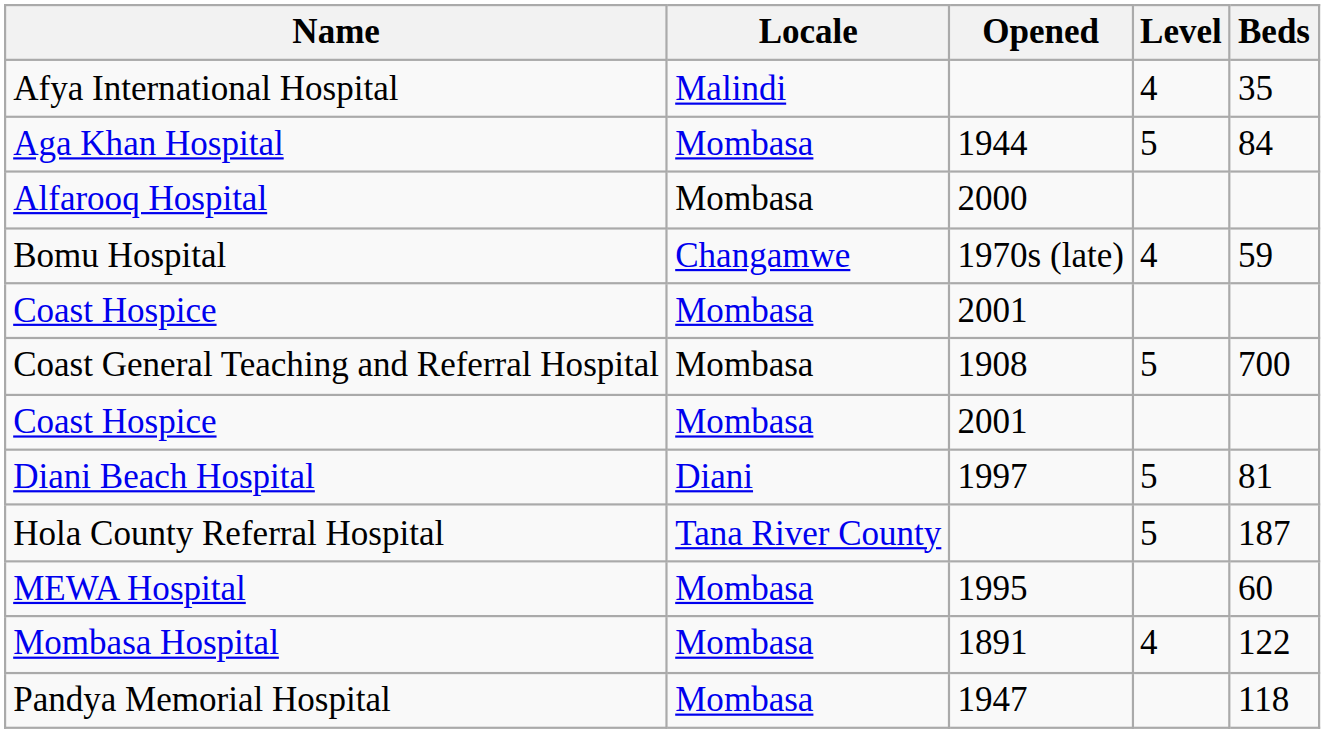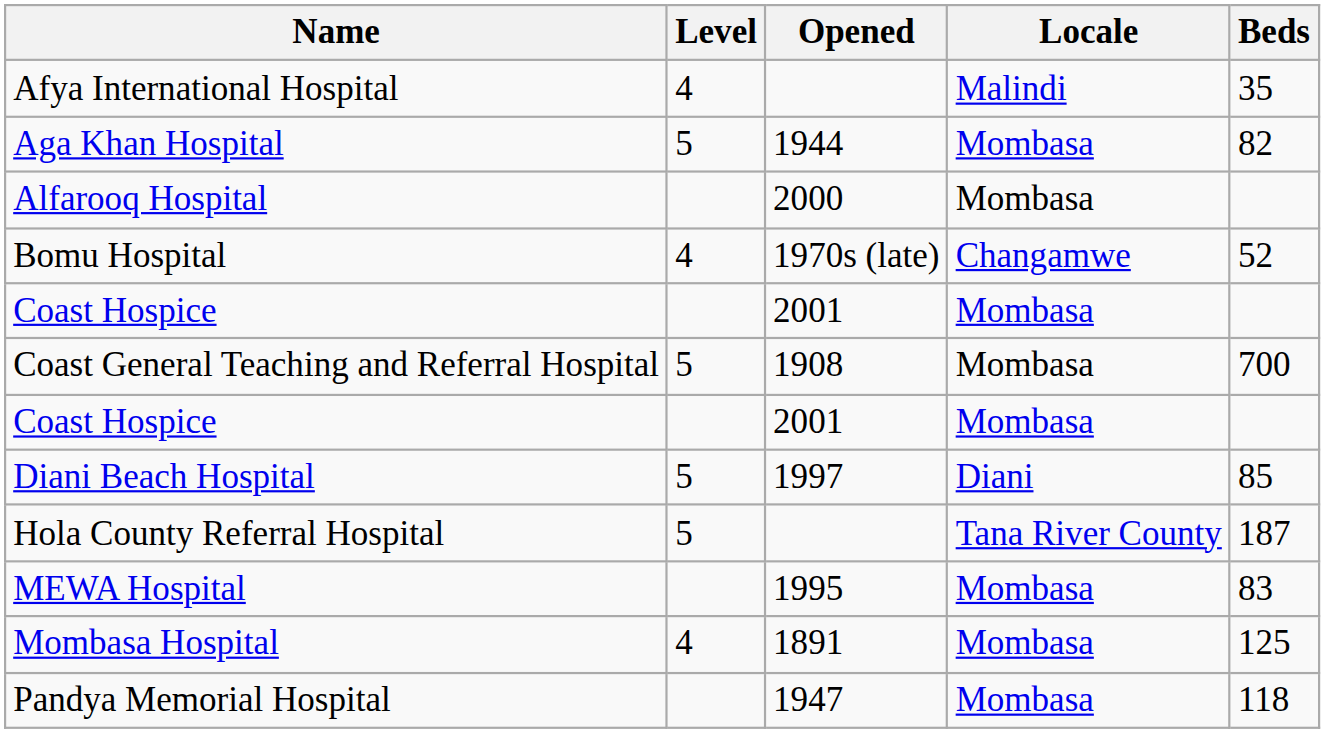columns swapped: (808, 32) <-> (1181, 32)
(1255, 143) 84 -> (1255, 143) 82
(1255, 254) 59 -> (1255, 254) 52
(1255, 476) 81 -> (1255, 476) 85
(1255, 587) 60 -> (1255, 587) 83
(1264, 643) 122 -> (1264, 643) 125
